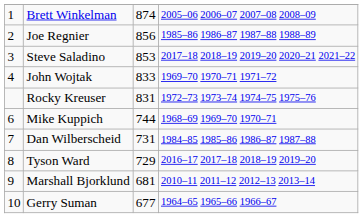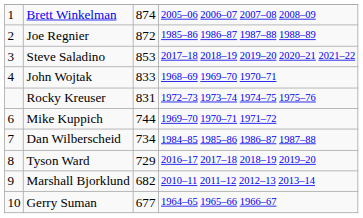(146, 35) 856 -> (146, 35) 872
(219, 77) 1969–70 1970–71 1971–72 -> (219, 77) 1968–69 1969–70 1970–71
(219, 118) 1968–69 1969–70 1970–71 -> (219, 118) 1969–70 1970–71 1971–72
(146, 139) 731 -> (146, 139) 734
(146, 181) 681 -> (146, 181) 682
